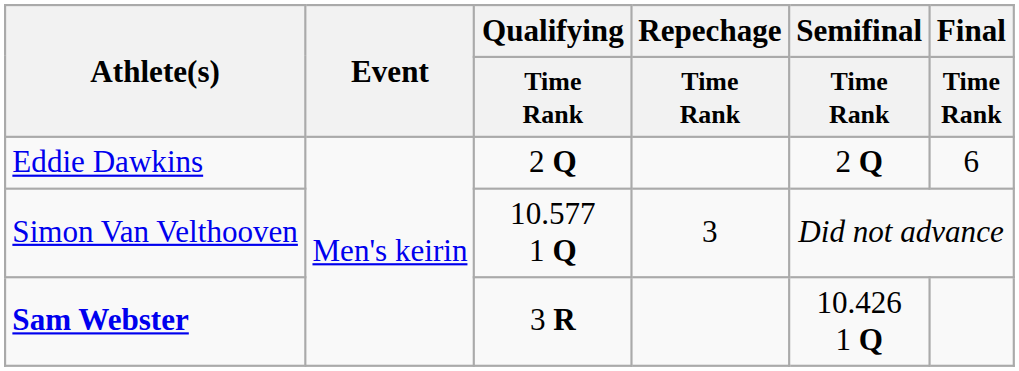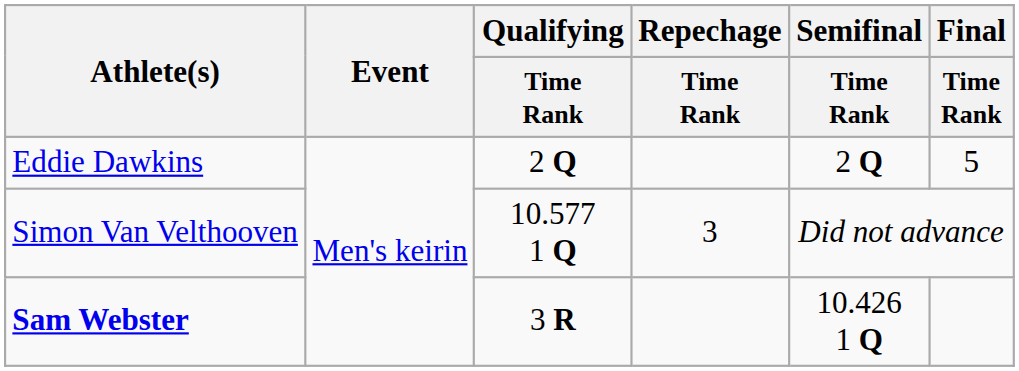(971, 162) 6 -> (971, 162) 5
